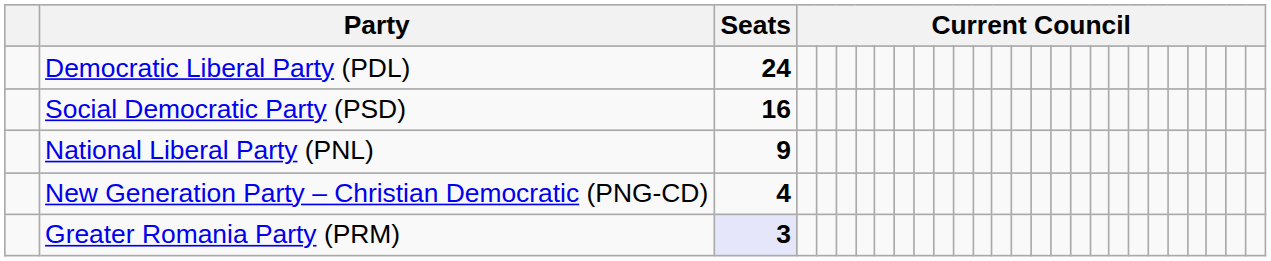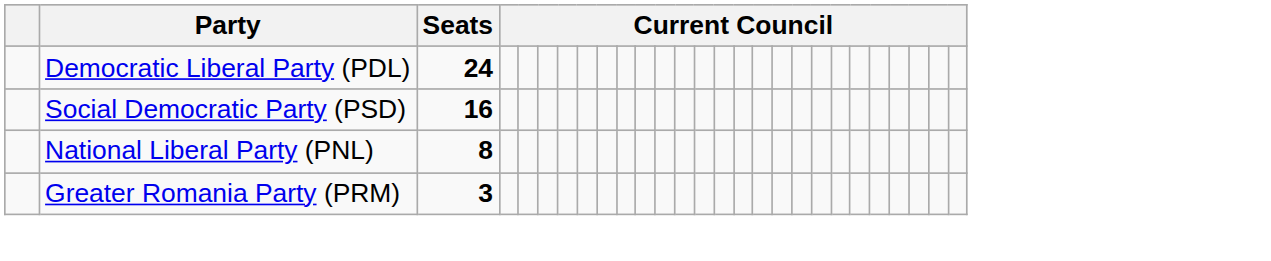(784, 151) 9 -> (486, 151) 8
- row: (377, 192)
(784, 234) lavender background -> (486, 192) no background
